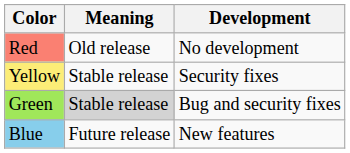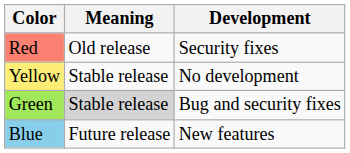(239, 47) No development -> (229, 47) Security fixes
(229, 76) Security fixes -> (239, 76) No development
